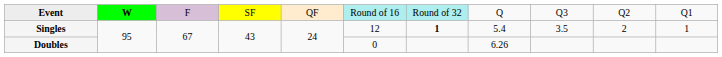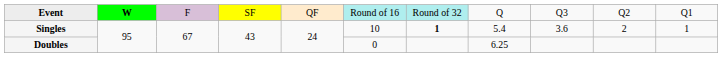(375, 29) 12 -> (375, 29) 10
(562, 29) 3.5 -> (562, 29) 3.6
(499, 45) 6.26 -> (499, 45) 6.25
